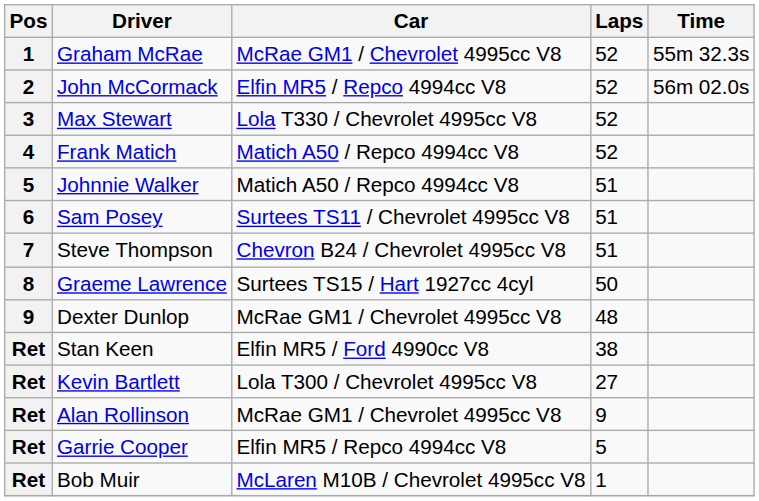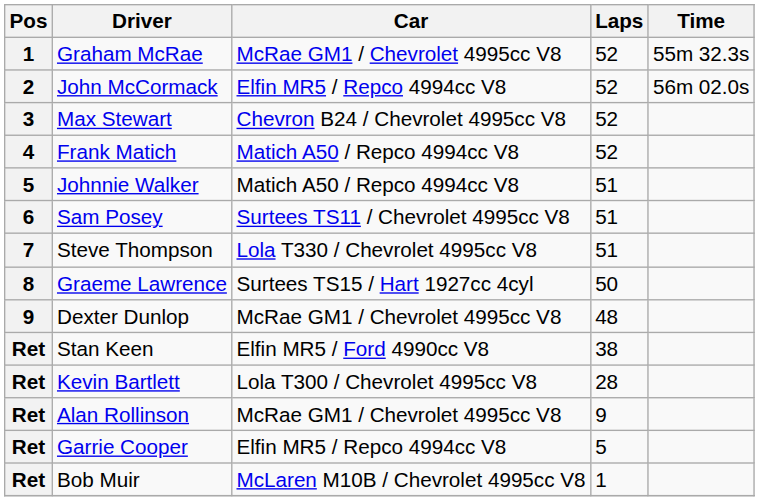(387, 119) Lola T330 / Chevrolet 4995cc V8 -> (401, 119) Chevron B24 / Chevrolet 4995cc V8
(401, 250) Chevron B24 / Chevrolet 4995cc V8 -> (387, 250) Lola T330 / Chevrolet 4995cc V8
(607, 381) 27 -> (607, 381) 28
